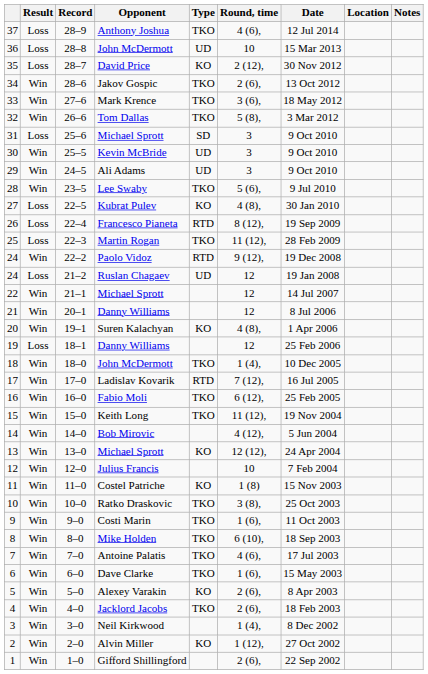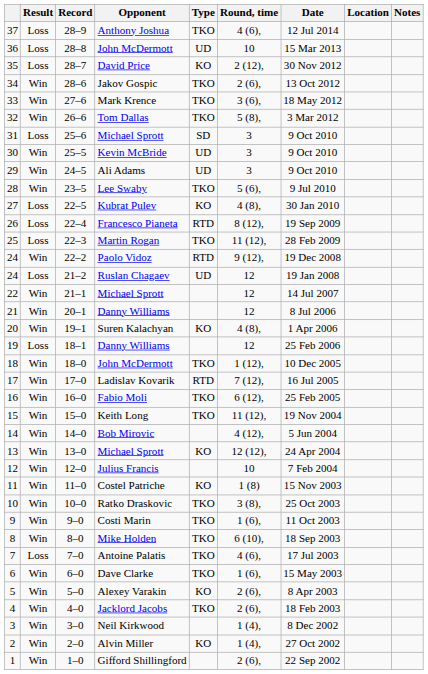(249, 363) 1 (4), -> (249, 363) 1 (12),
(38, 556) Win -> (38, 556) Loss
(249, 643) 1 (12), -> (249, 643) 1 (4),
